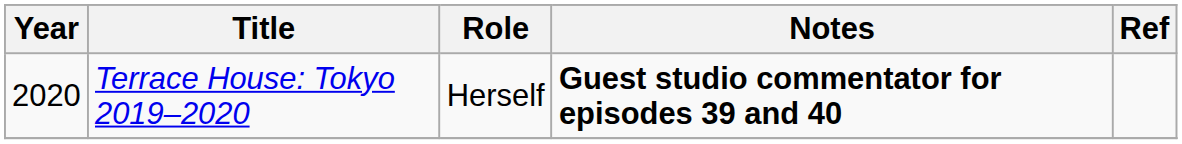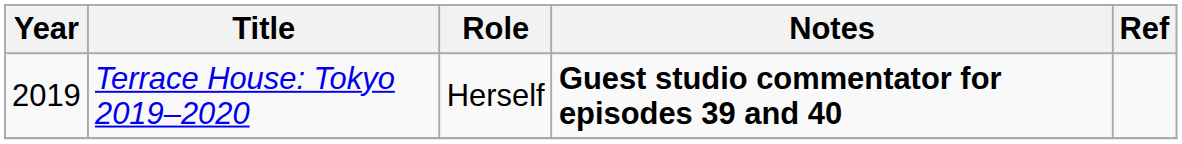(46, 95) 2020 -> (46, 95) 2019
